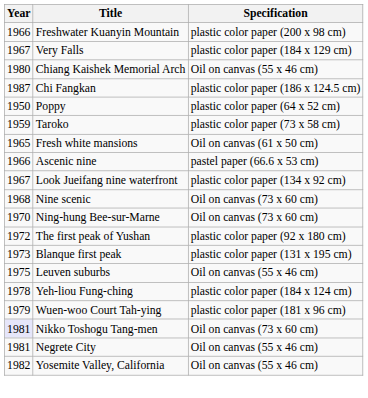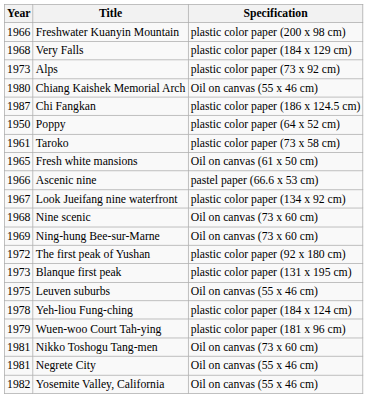(19, 50) 1967 -> (19, 50) 1968
+ row: (47, 69)
(19, 124) 1959 -> (19, 143) 1961
(19, 217) 1970 -> (19, 236) 1969
(19, 328) lavender background -> (19, 347) no background
